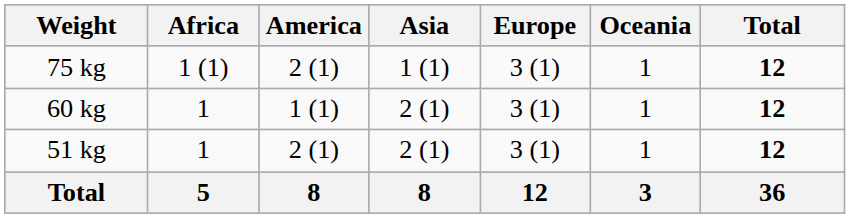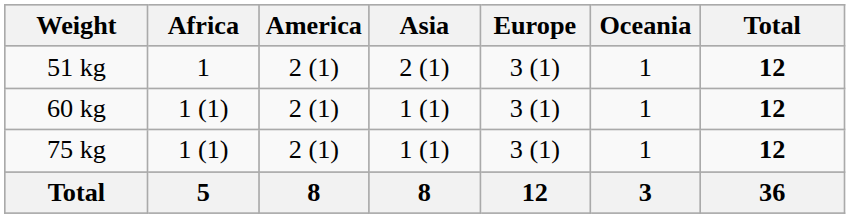rows swapped: (76, 150) <-> (76, 66)
(203, 108) 1 -> (203, 108) 1 (1)
(314, 108) 1 (1) -> (314, 108) 2 (1)
(424, 108) 2 (1) -> (424, 108) 1 (1)
